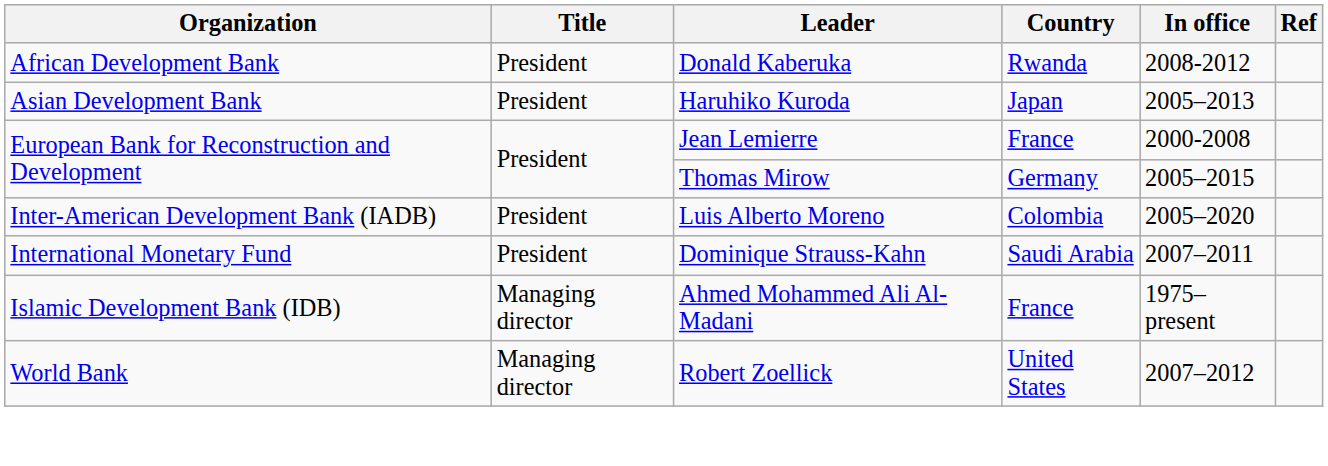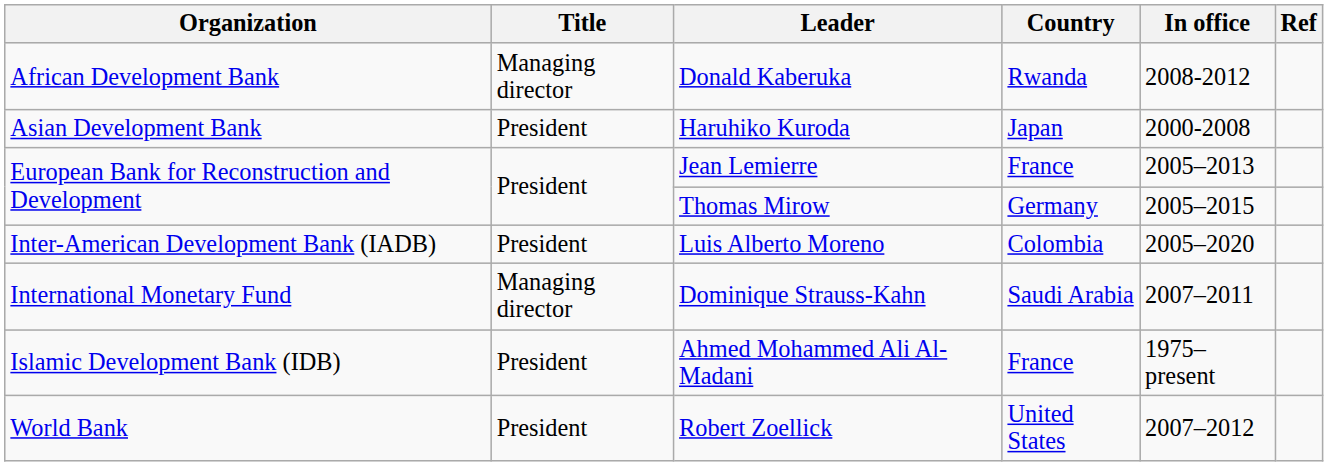(542, 62) President -> (546, 76) Managing director
(1200, 100) 2005–2013 -> (1198, 128) 2000-2008
(1198, 139) 2000-2008 -> (1200, 166) 2005–2013
(542, 255) President -> (546, 296) Managing director
(546, 307) Managing director -> (542, 362) President
(546, 373) Managing director -> (542, 428) President
